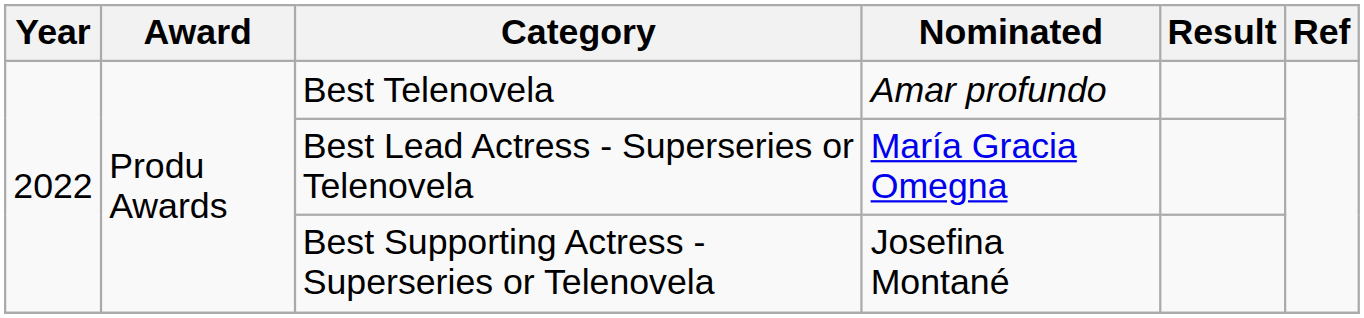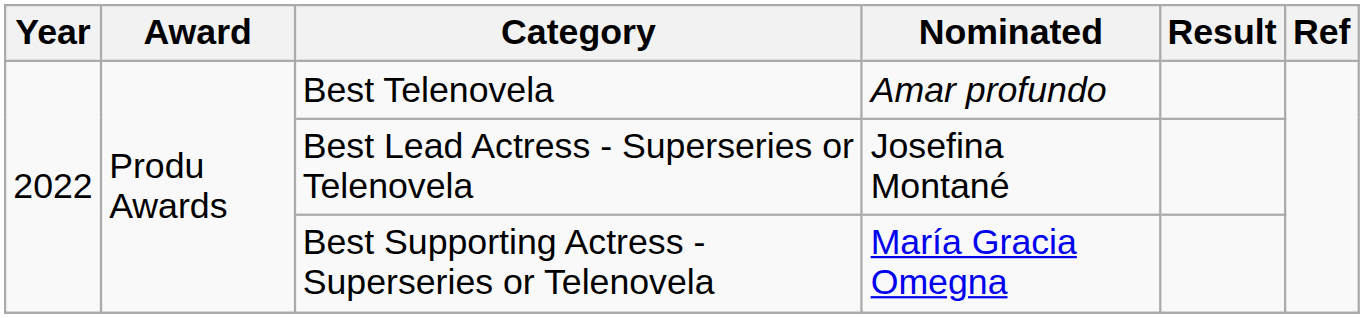(974, 166) María Gracia Omegna -> (940, 166) Josefina Montané
(940, 262) Josefina Montané -> (974, 262) María Gracia Omegna
